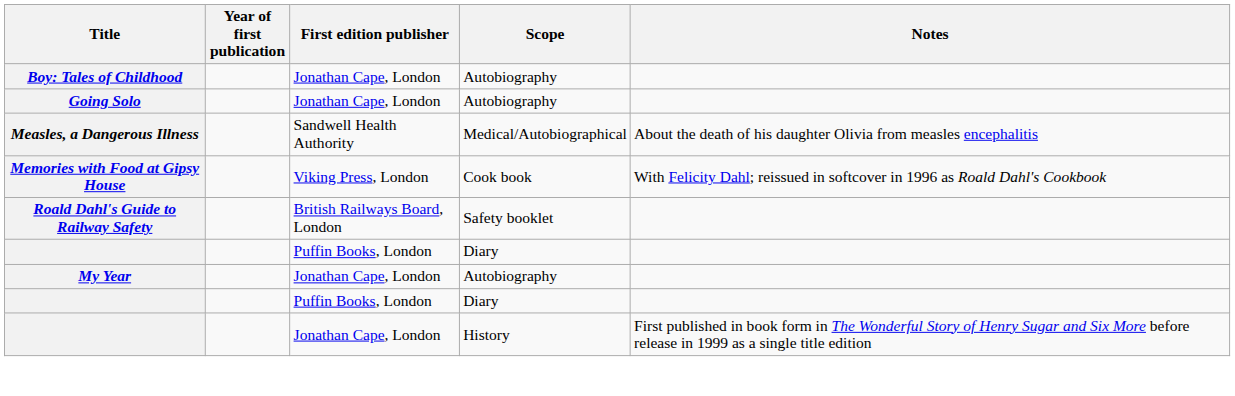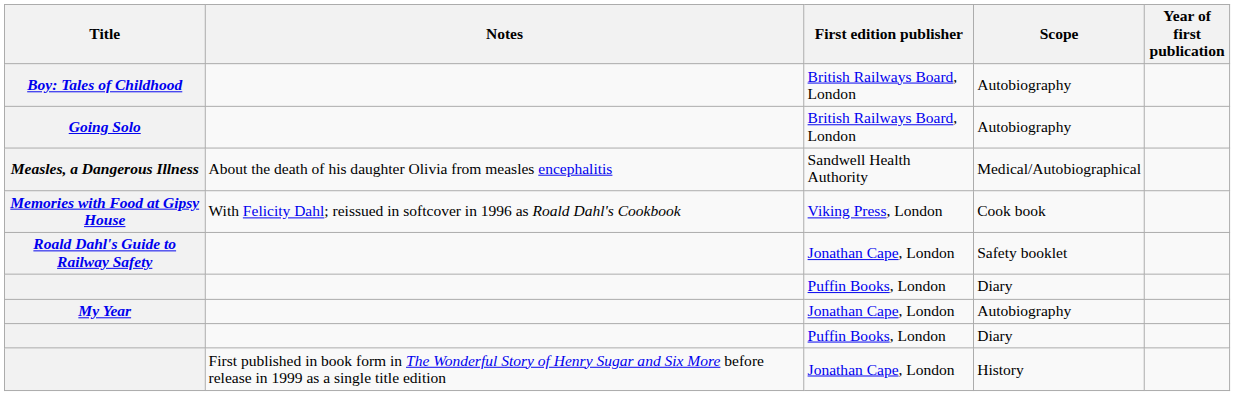columns swapped: (247, 34) <-> (930, 34)
(367, 76) Jonathan Cape, London -> (882, 85) British Railways Board, London
(367, 100) Jonathan Cape, London -> (882, 127) British Railways Board, London
(368, 218) British Railways Board, London -> (881, 253) Jonathan Cape, London
